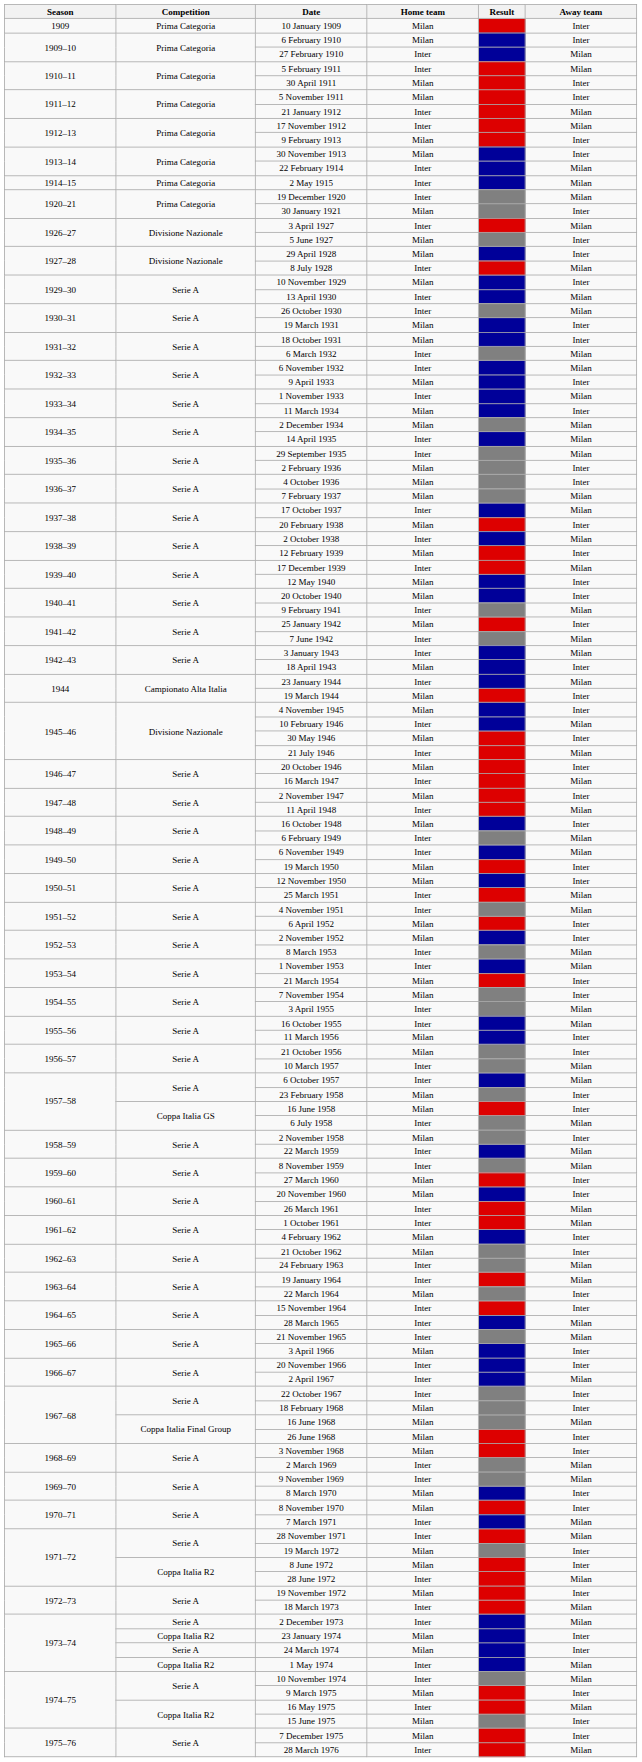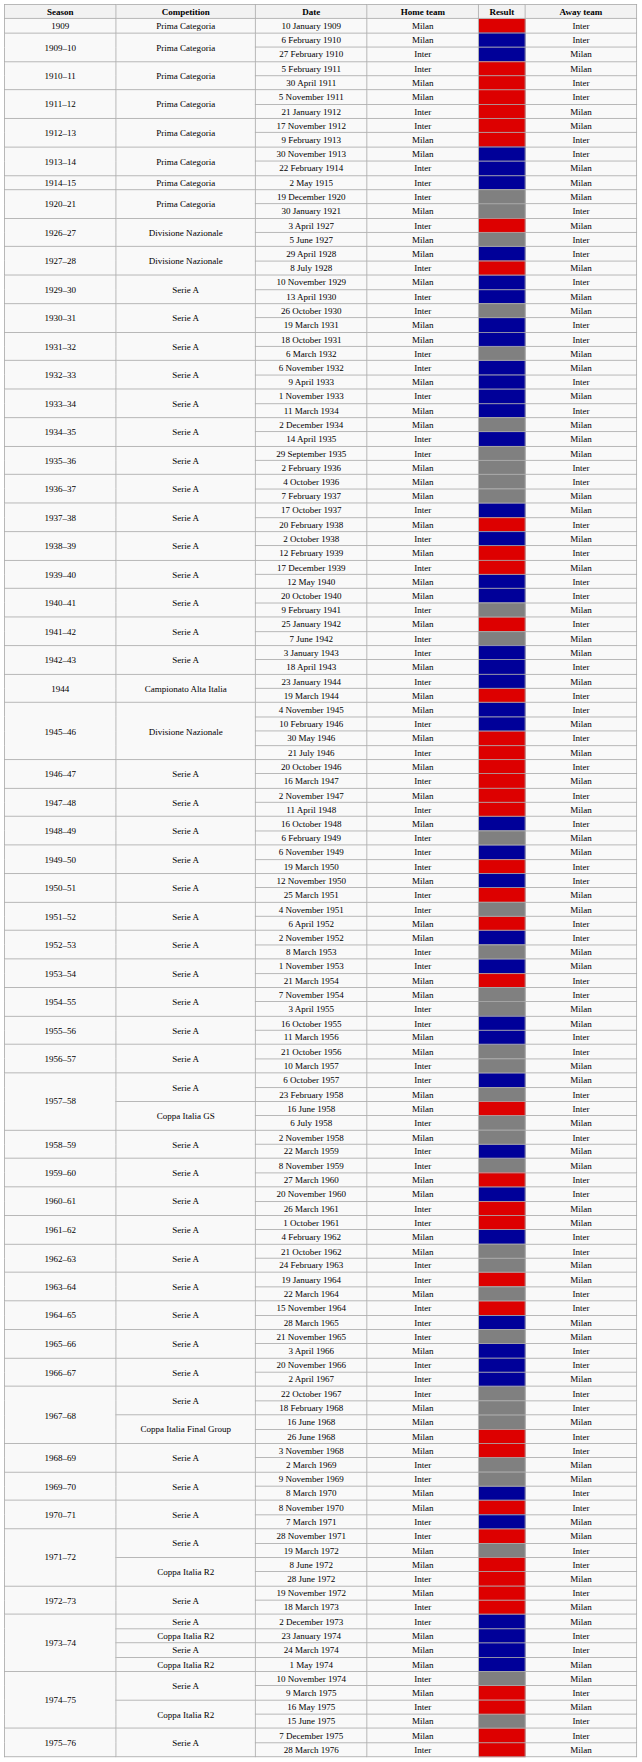(423, 866) Milan -> (423, 866) Inter
(423, 1664) Inter -> (423, 1664) Milan
